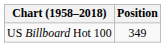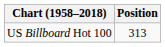(137, 32) 349 -> (137, 32) 313
